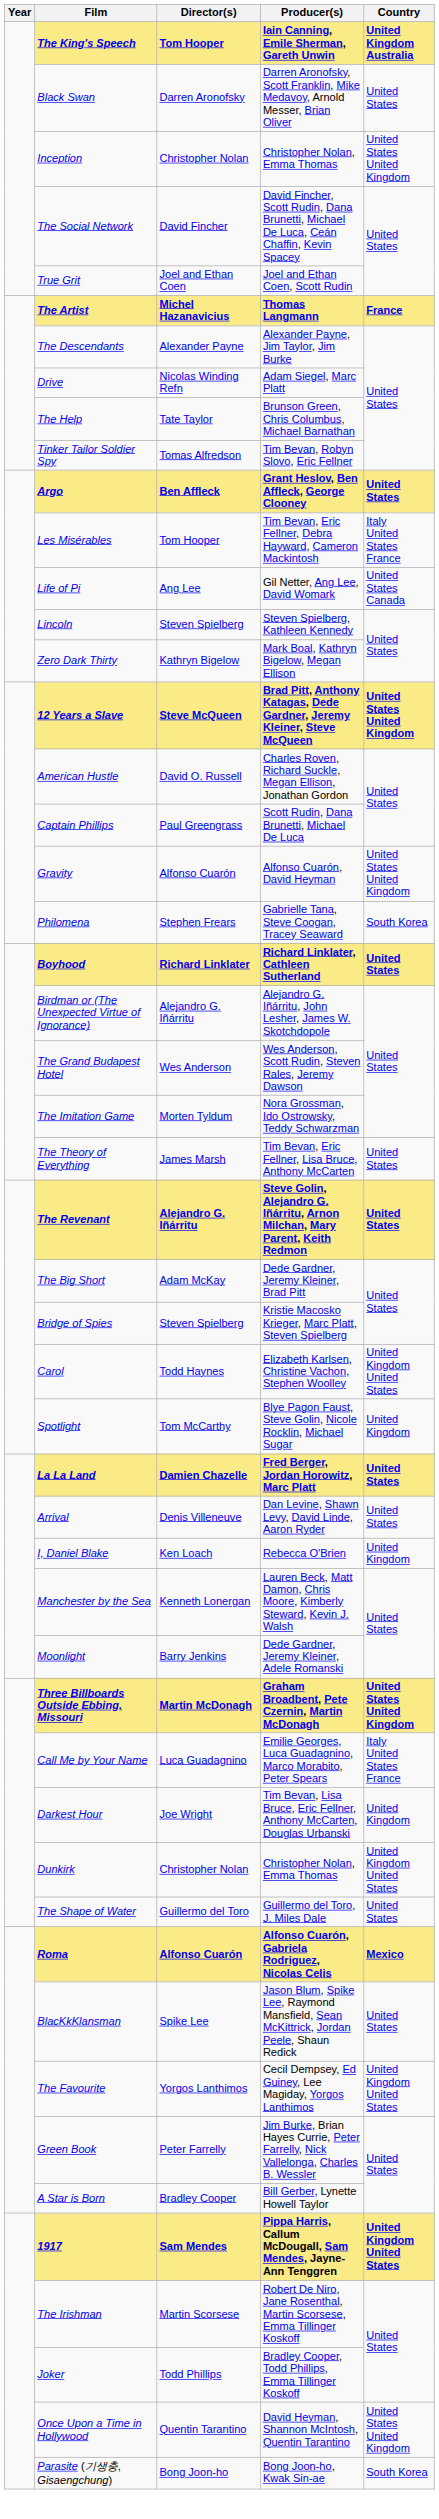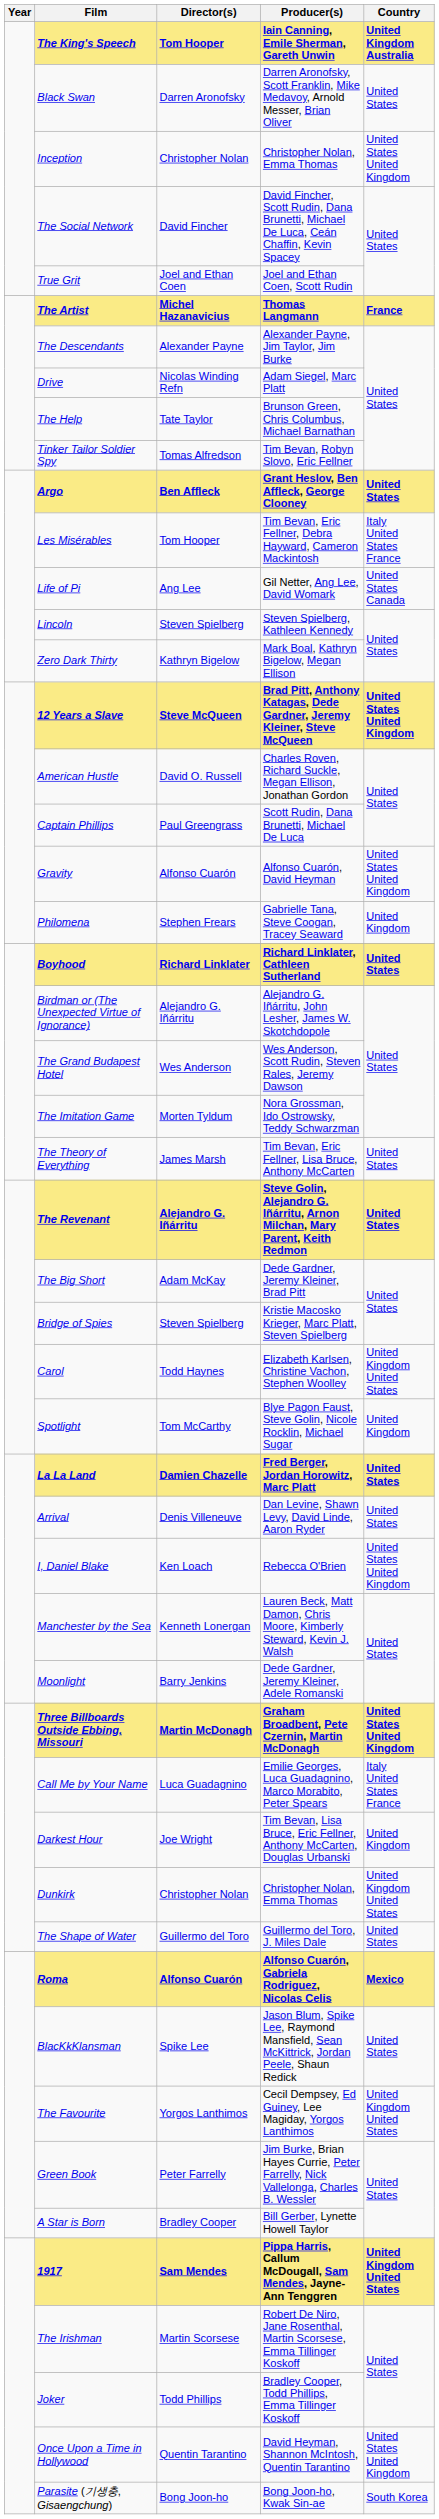(397, 922) South Korea -> (388, 922) United Kingdom
(388, 1553) United Kingdom -> (388, 1566) United States United Kingdom
